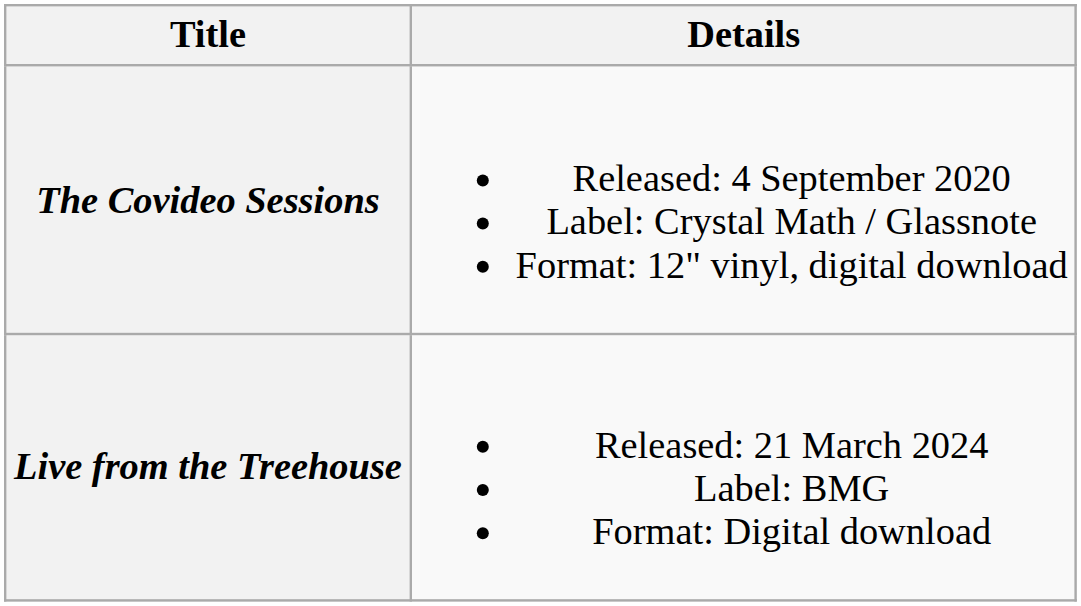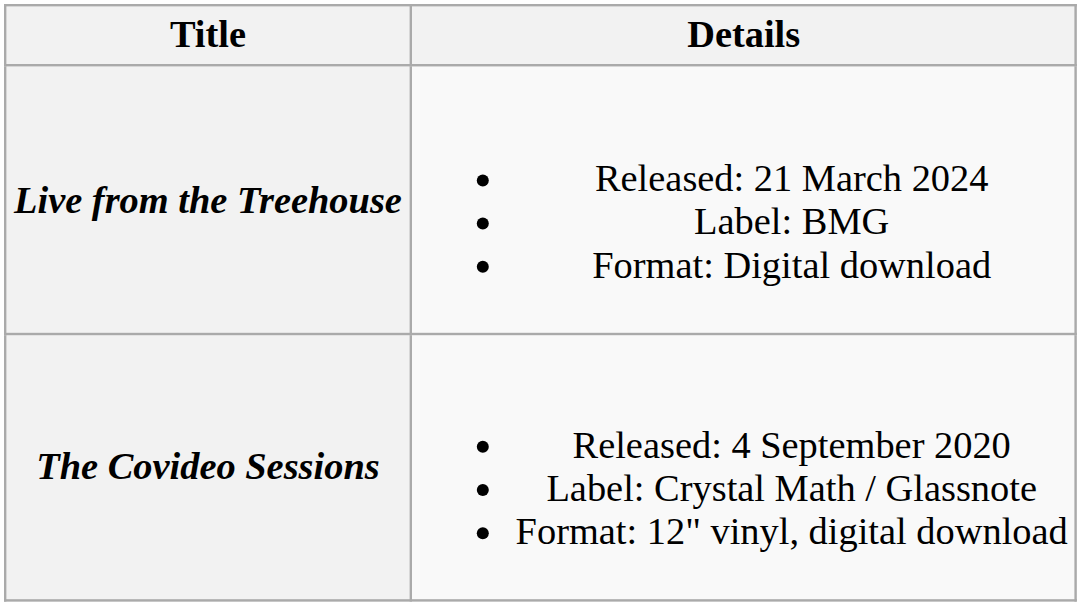rows swapped: (208, 199) <-> (208, 466)
